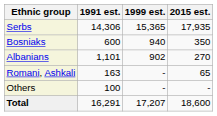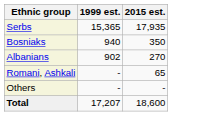- column: (100, 12)
